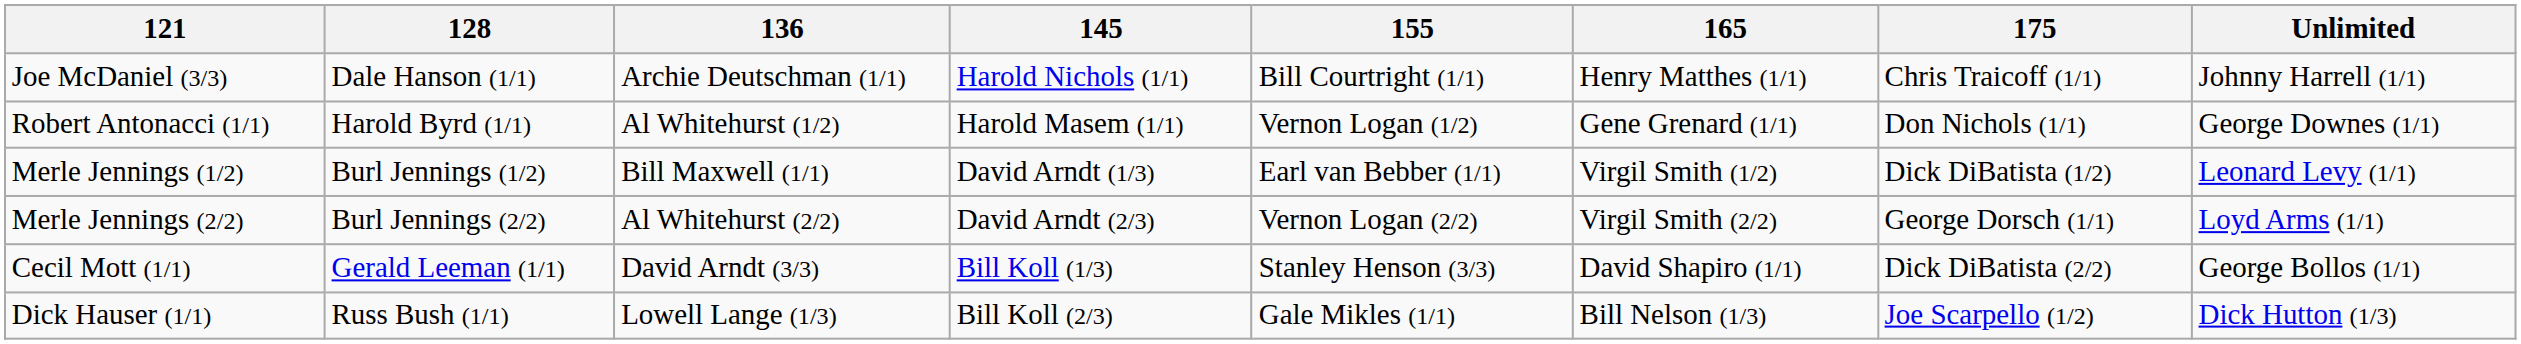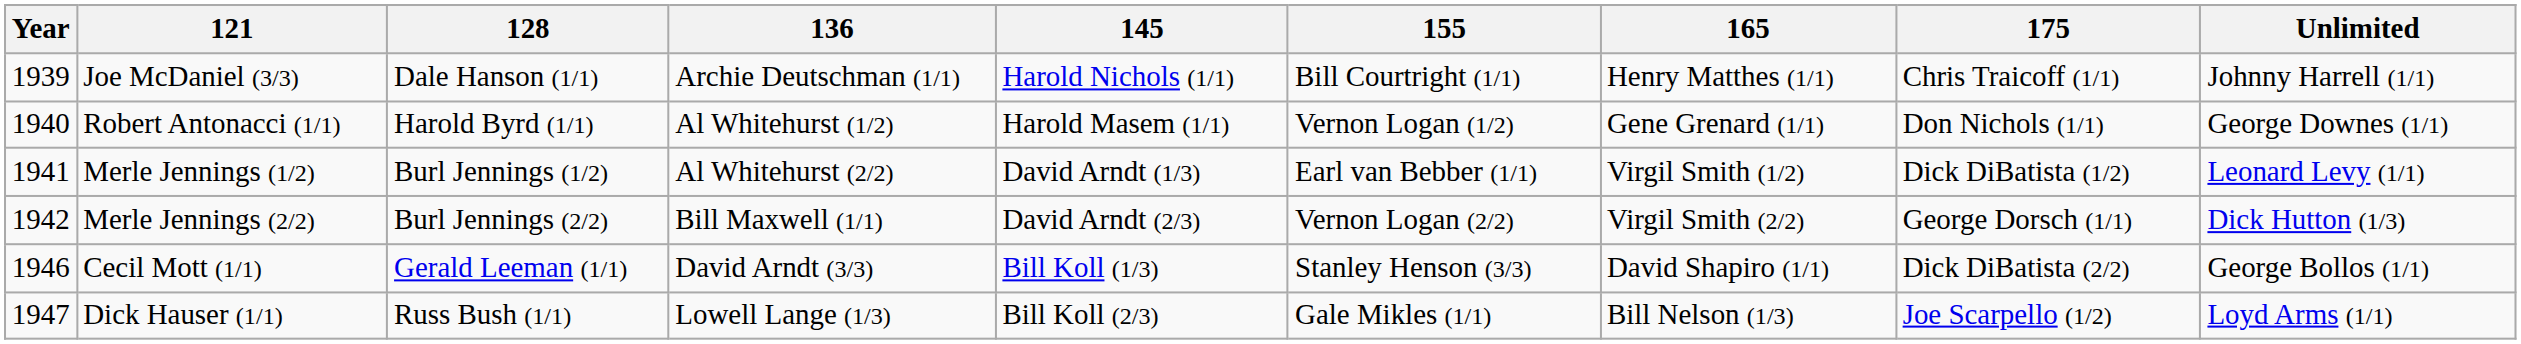+ column: (41, 28)
(725, 171) Bill Maxwell (1/1) -> (784, 171) Al Whitehurst (2/2)
(730, 219) Al Whitehurst (2/2) -> (779, 219) Bill Maxwell (1/1)
(2291, 219) Loyd Arms (1/1) -> (2306, 219) Dick Hutton (1/3)
(2298, 315) Dick Hutton (1/3) -> (2300, 315) Loyd Arms (1/1)
